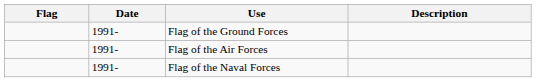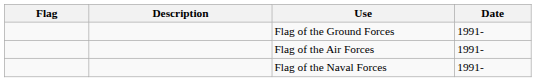columns swapped: (127, 13) <-> (439, 13)
